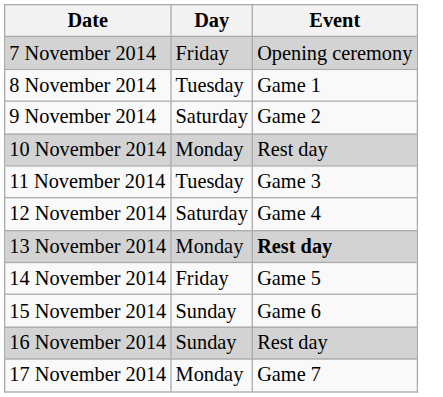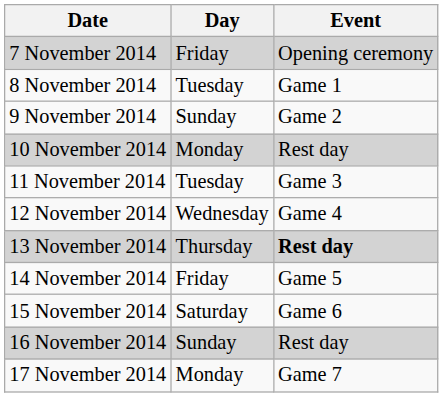(212, 117) Saturday -> (206, 117) Sunday
(212, 213) Saturday -> (222, 213) Wednesday
(209, 246) Monday -> (214, 246) Thursday
(206, 310) Sunday -> (212, 310) Saturday
